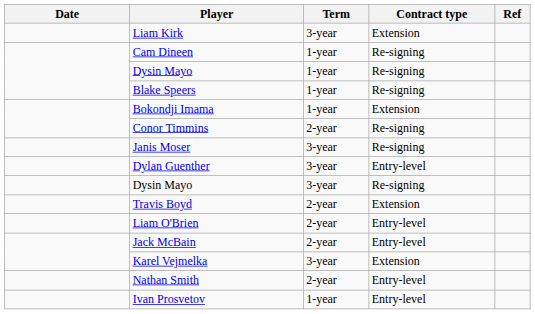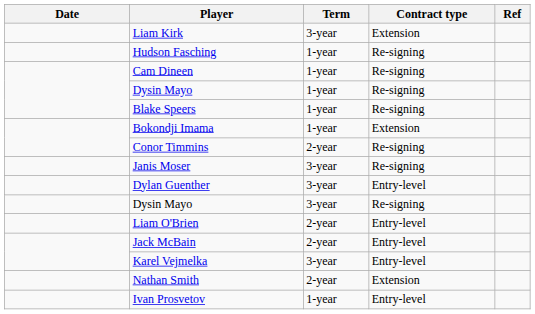+ row: (175, 52)
- row: (162, 204)
(396, 261) Extension -> (399, 261) Entry-level
(399, 280) Entry-level -> (396, 280) Extension
